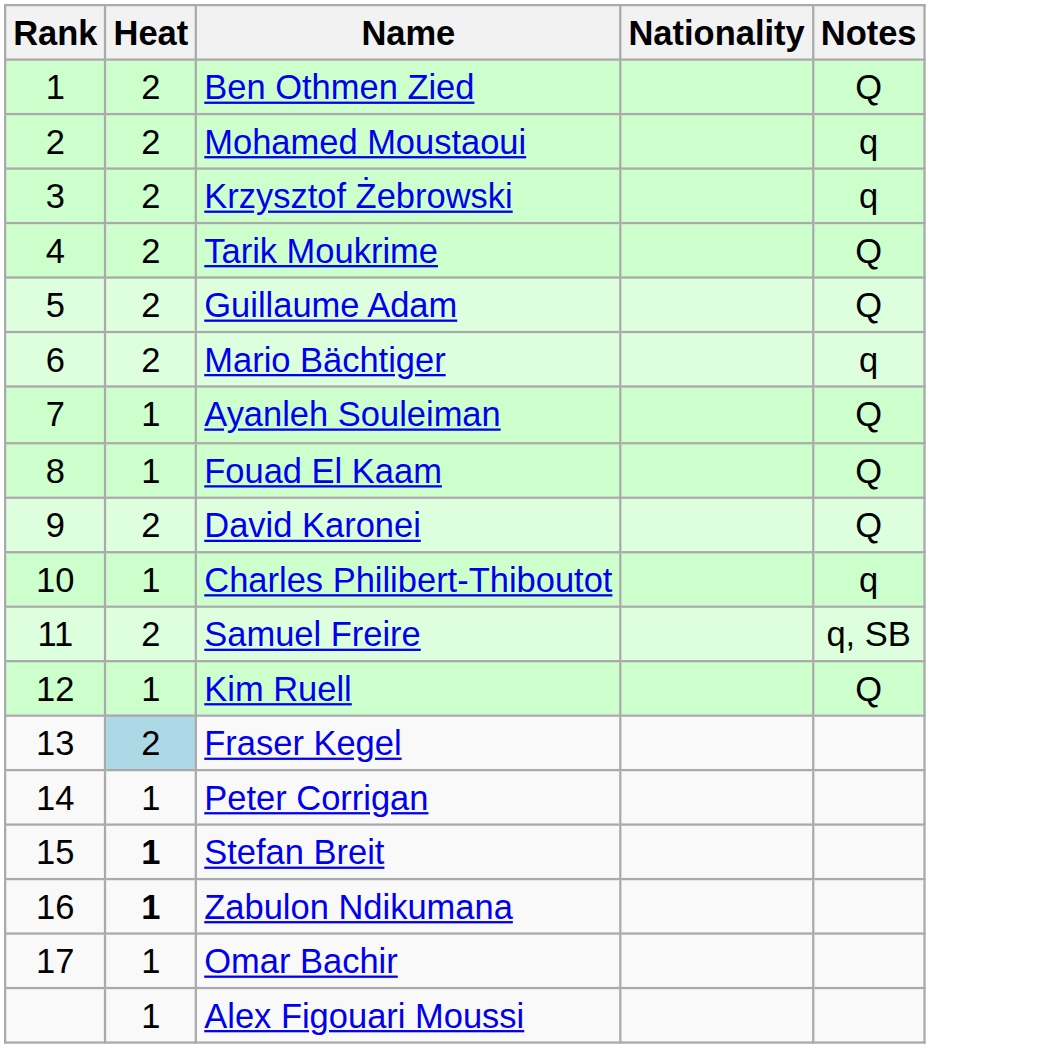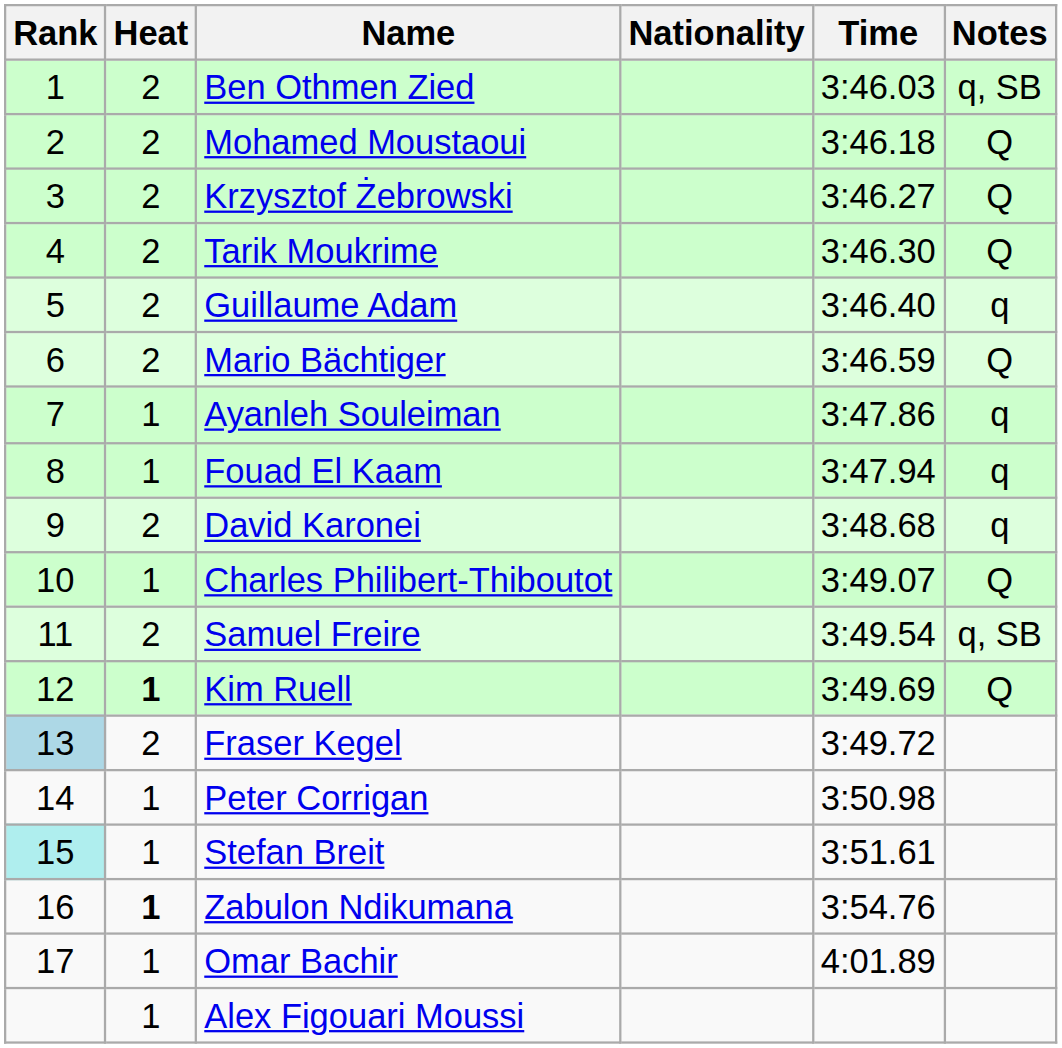+ column: (878, 33)
(869, 87) Q -> (1000, 87) q, SB
(869, 142) q -> (1000, 142) Q
(869, 196) q -> (1000, 196) Q
(869, 306) Q -> (1000, 306) q
(869, 360) q -> (1000, 360) Q
(869, 415) Q -> (1000, 415) q
(869, 470) Q -> (1000, 470) q
(869, 524) Q -> (1000, 524) q
(869, 579) q -> (1000, 579) Q
(151, 688) normal -> (151, 688) bold
(55, 743) no background -> (55, 743) lightblue background
(151, 743) lightblue background -> (151, 743) no background
(55, 852) no background -> (55, 852) paleturquoise background
(151, 852) bold -> (151, 852) normal
